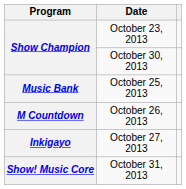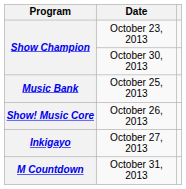(50, 116) M Countdown -> (50, 116) Show! Music Core
(50, 170) Show! Music Core -> (50, 170) M Countdown
